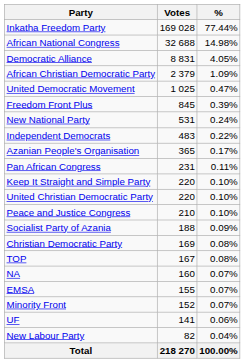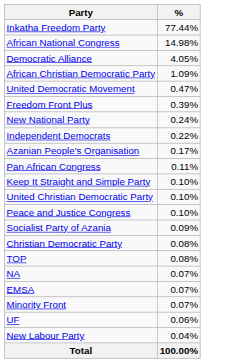- column: (177, 12)
